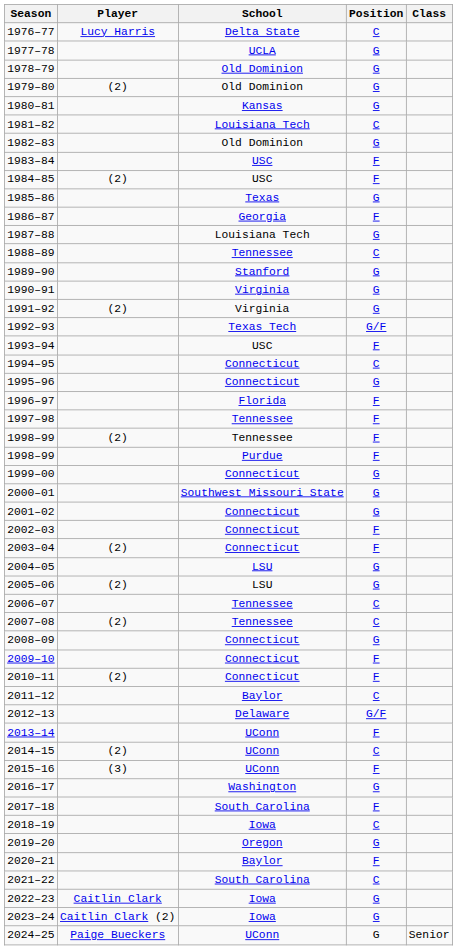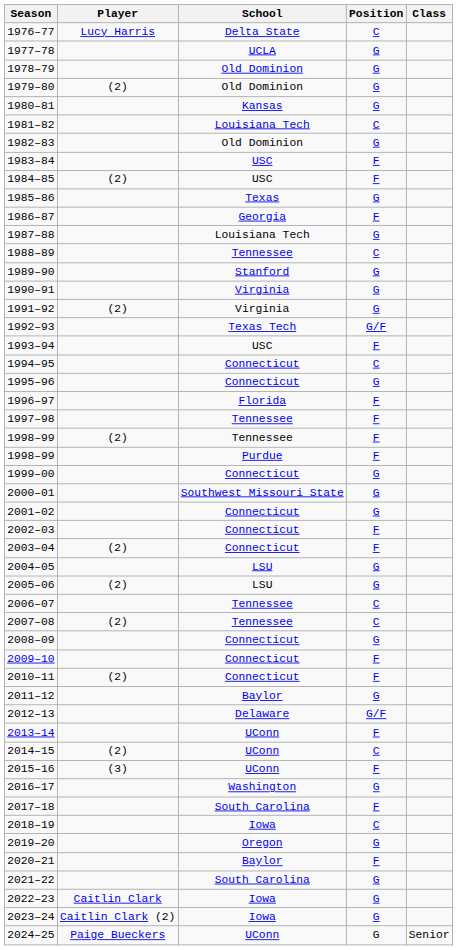(376, 696) C -> (376, 696) G
(376, 880) C -> (376, 880) G
